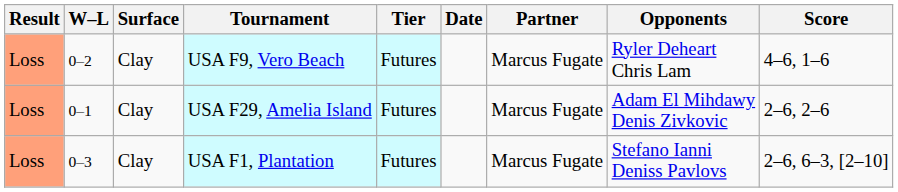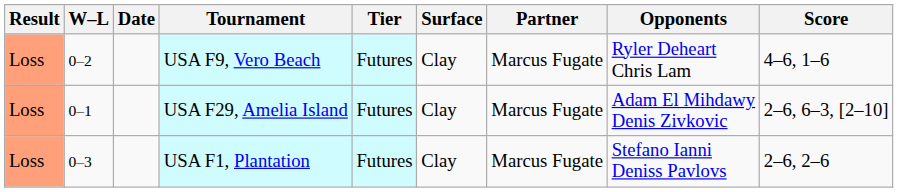columns swapped: (464, 19) <-> (148, 19)
(797, 110) 2–6, 2–6 -> (826, 110) 2–6, 6–3, [2–10]
(826, 161) 2–6, 6–3, [2–10] -> (797, 161) 2–6, 2–6
